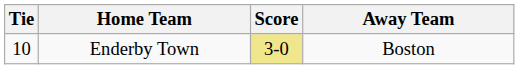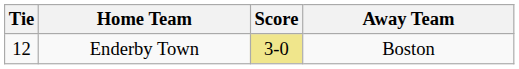(22, 48) 10 -> (22, 48) 12
